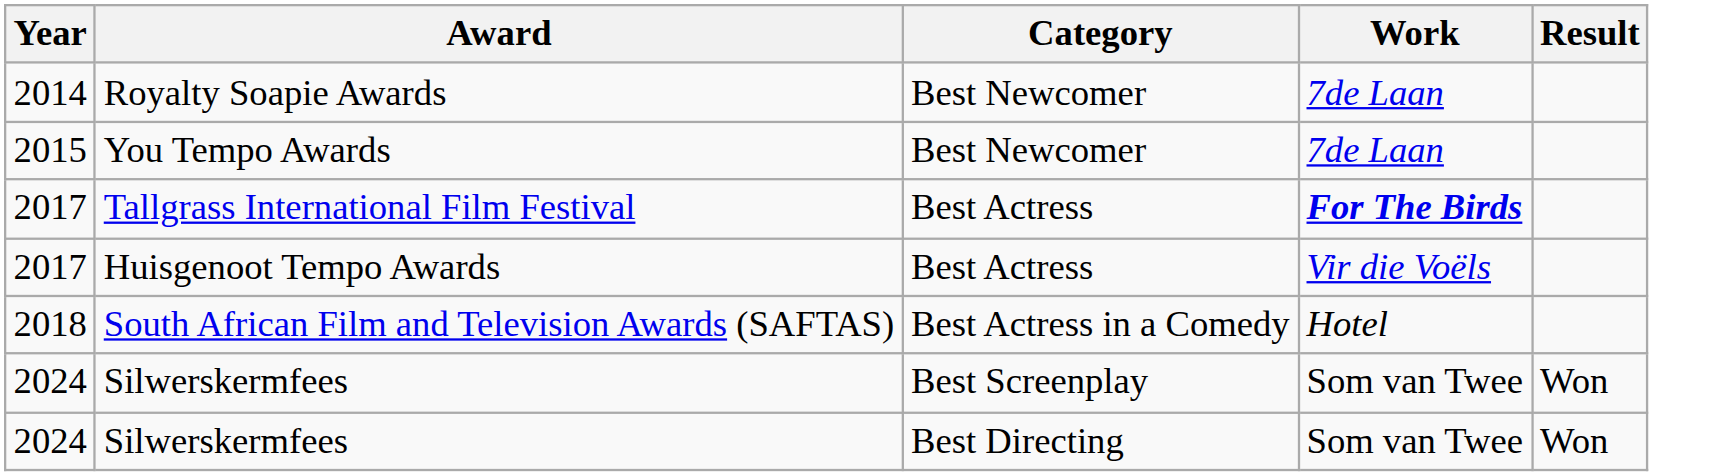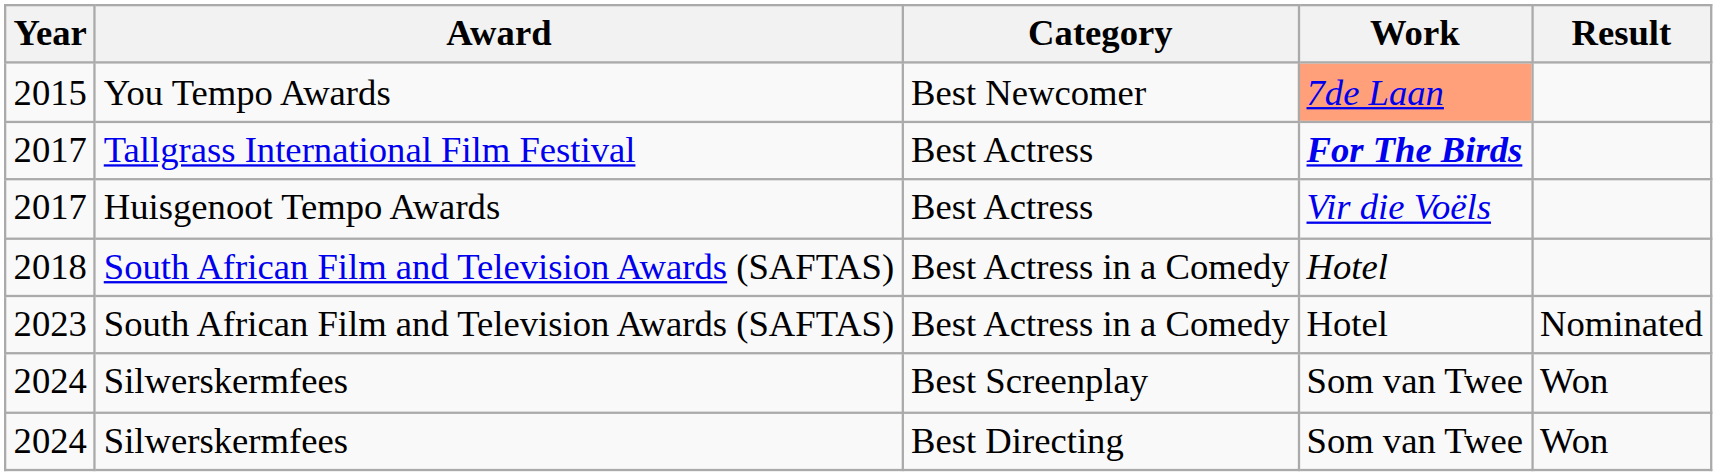- row: (50, 91)
(1375, 149) no background -> (1375, 91) lightsalmon background
+ row: (50, 324)
